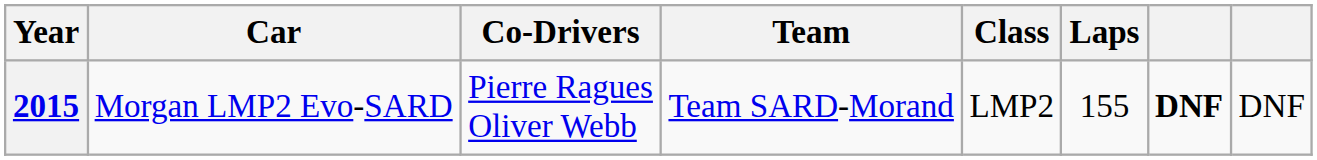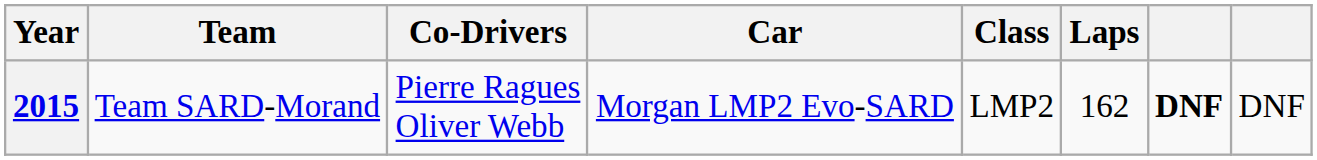columns swapped: (811, 32) <-> (274, 32)
(1105, 106) 155 -> (1105, 106) 162
